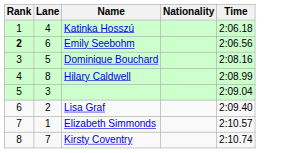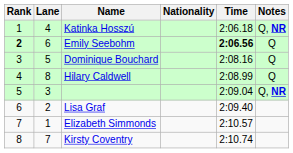+ column: (272, 12)
(236, 44) normal -> (236, 44) bold
